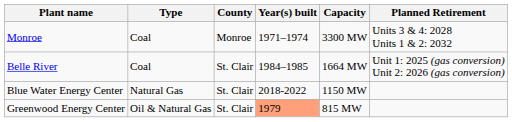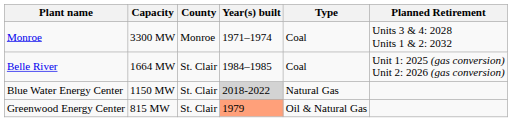columns swapped: (171, 13) <-> (345, 13)
(282, 90) no background -> (246, 90) lightgrey background
